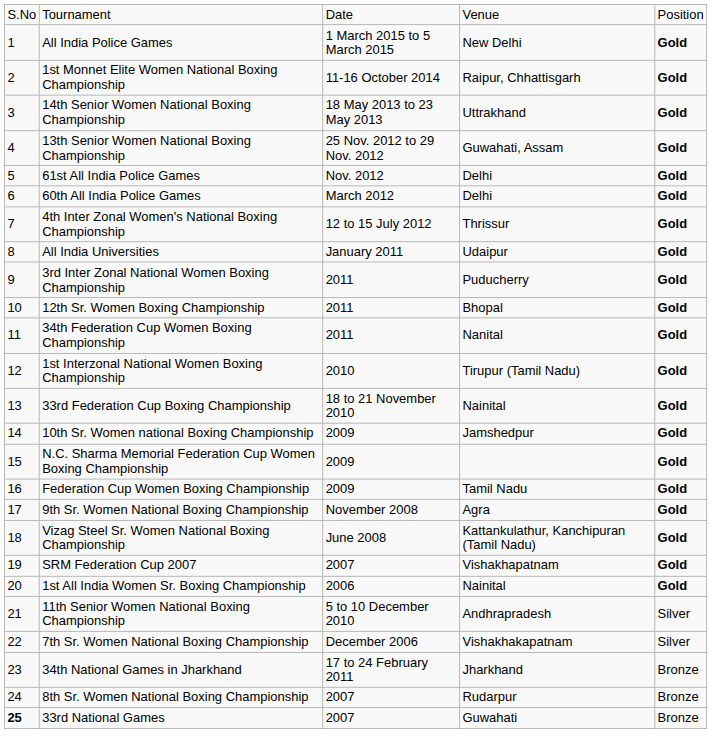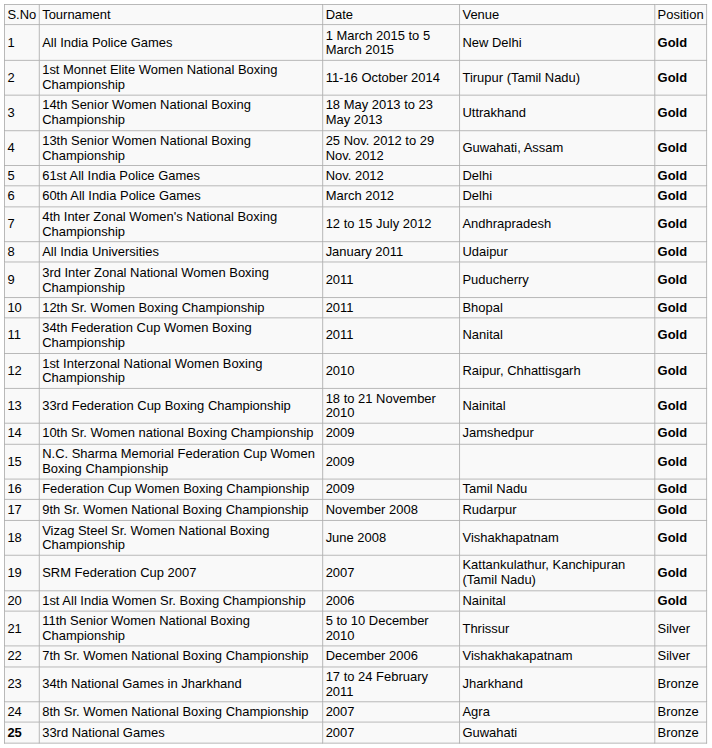(522, 77) Raipur, Chhattisgarh -> (521, 77) Tirupur (Tamil Nadu)
(486, 224) Thrissur -> (507, 224) Andhrapradesh
(521, 370) Tirupur (Tamil Nadu) -> (522, 370) Raipur, Chhattisgarh
(476, 509) Agra -> (489, 509) Rudarpur
(544, 537) Kattankulathur, Kanchipuran (Tamil Nadu) -> (511, 537) Vishakhapatnam
(511, 565) Vishakhapatnam -> (544, 572) Kattankulathur, Kanchipuran (Tamil Nadu)
(507, 614) Andhrapradesh -> (486, 628) Thrissur
(489, 697) Rudarpur -> (476, 712) Agra
